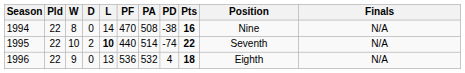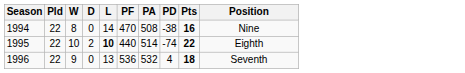- column: (380, 12)
(249, 44) Seventh -> (249, 44) Eighth
(249, 60) Eighth -> (249, 60) Seventh
